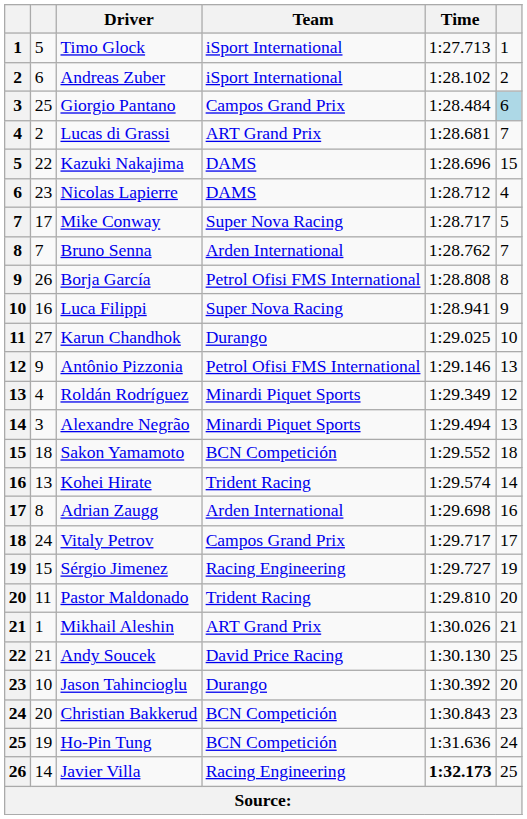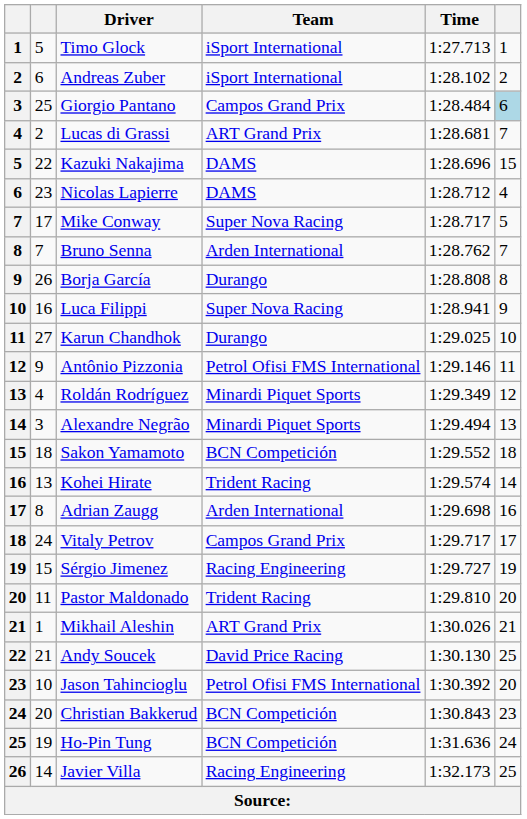(313, 279) Petrol Ofisi FMS International -> (236, 279) Durango
(509, 365) 13 -> (507, 365) 11
(236, 684) Durango -> (313, 684) Petrol Ofisi FMS International
(460, 771) bold -> (460, 771) normal
